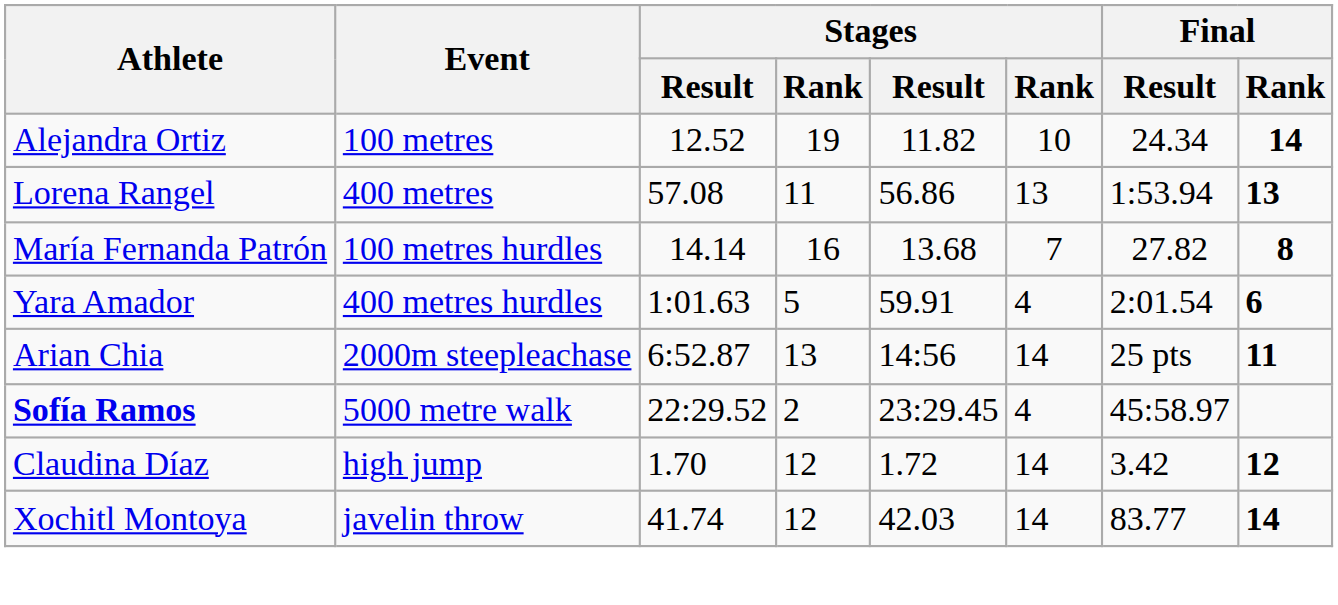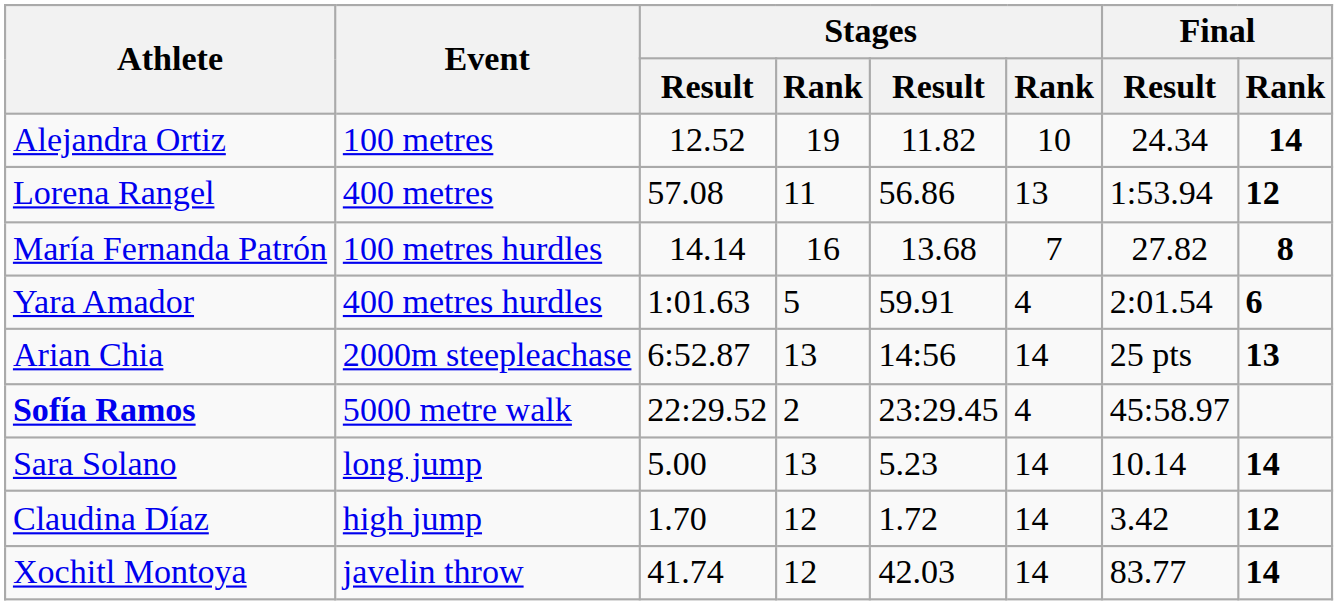(1263, 193) 13 -> (1263, 193) 12
(1262, 355) 11 -> (1263, 355) 13
+ row: (95, 463)
